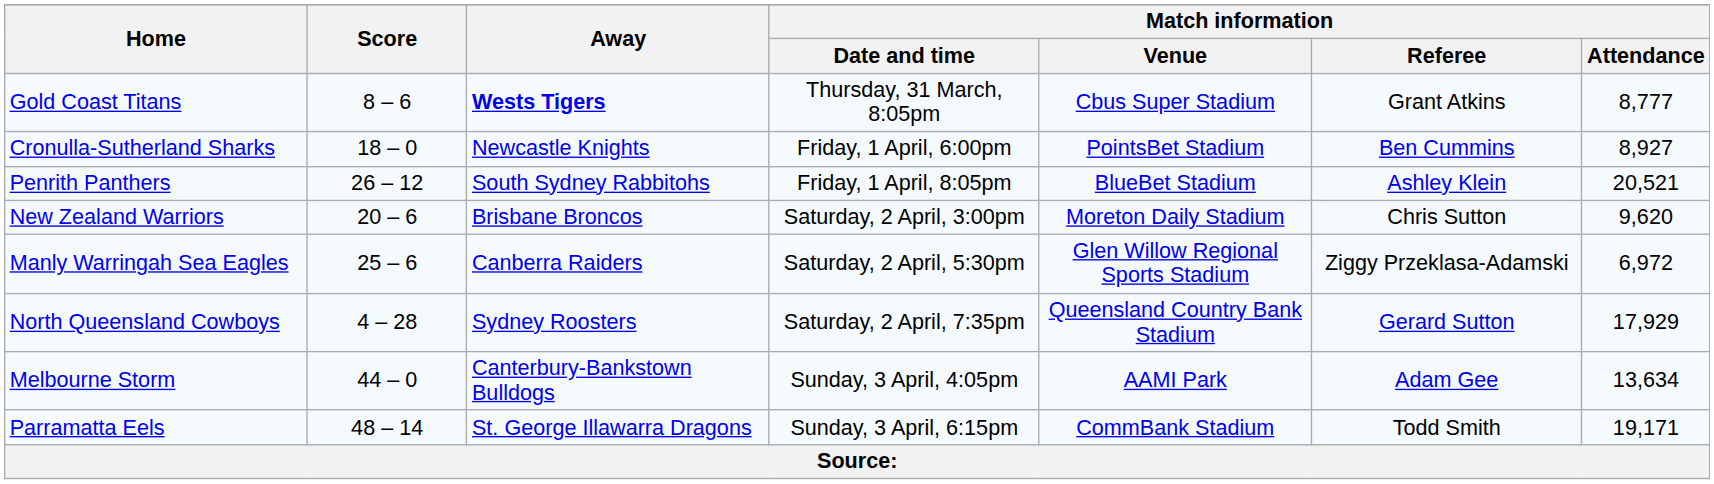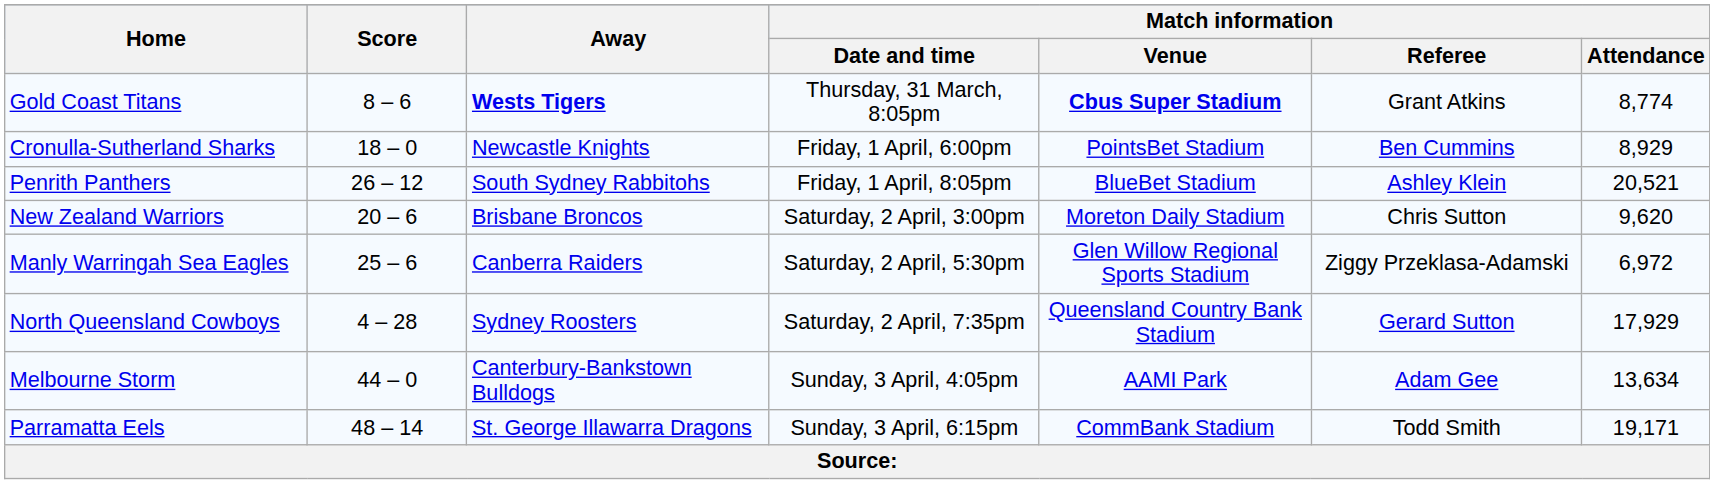(1175, 102) normal -> (1175, 102) bold
(1646, 102) 8,777 -> (1646, 102) 8,774
(1646, 148) 8,927 -> (1646, 148) 8,929
